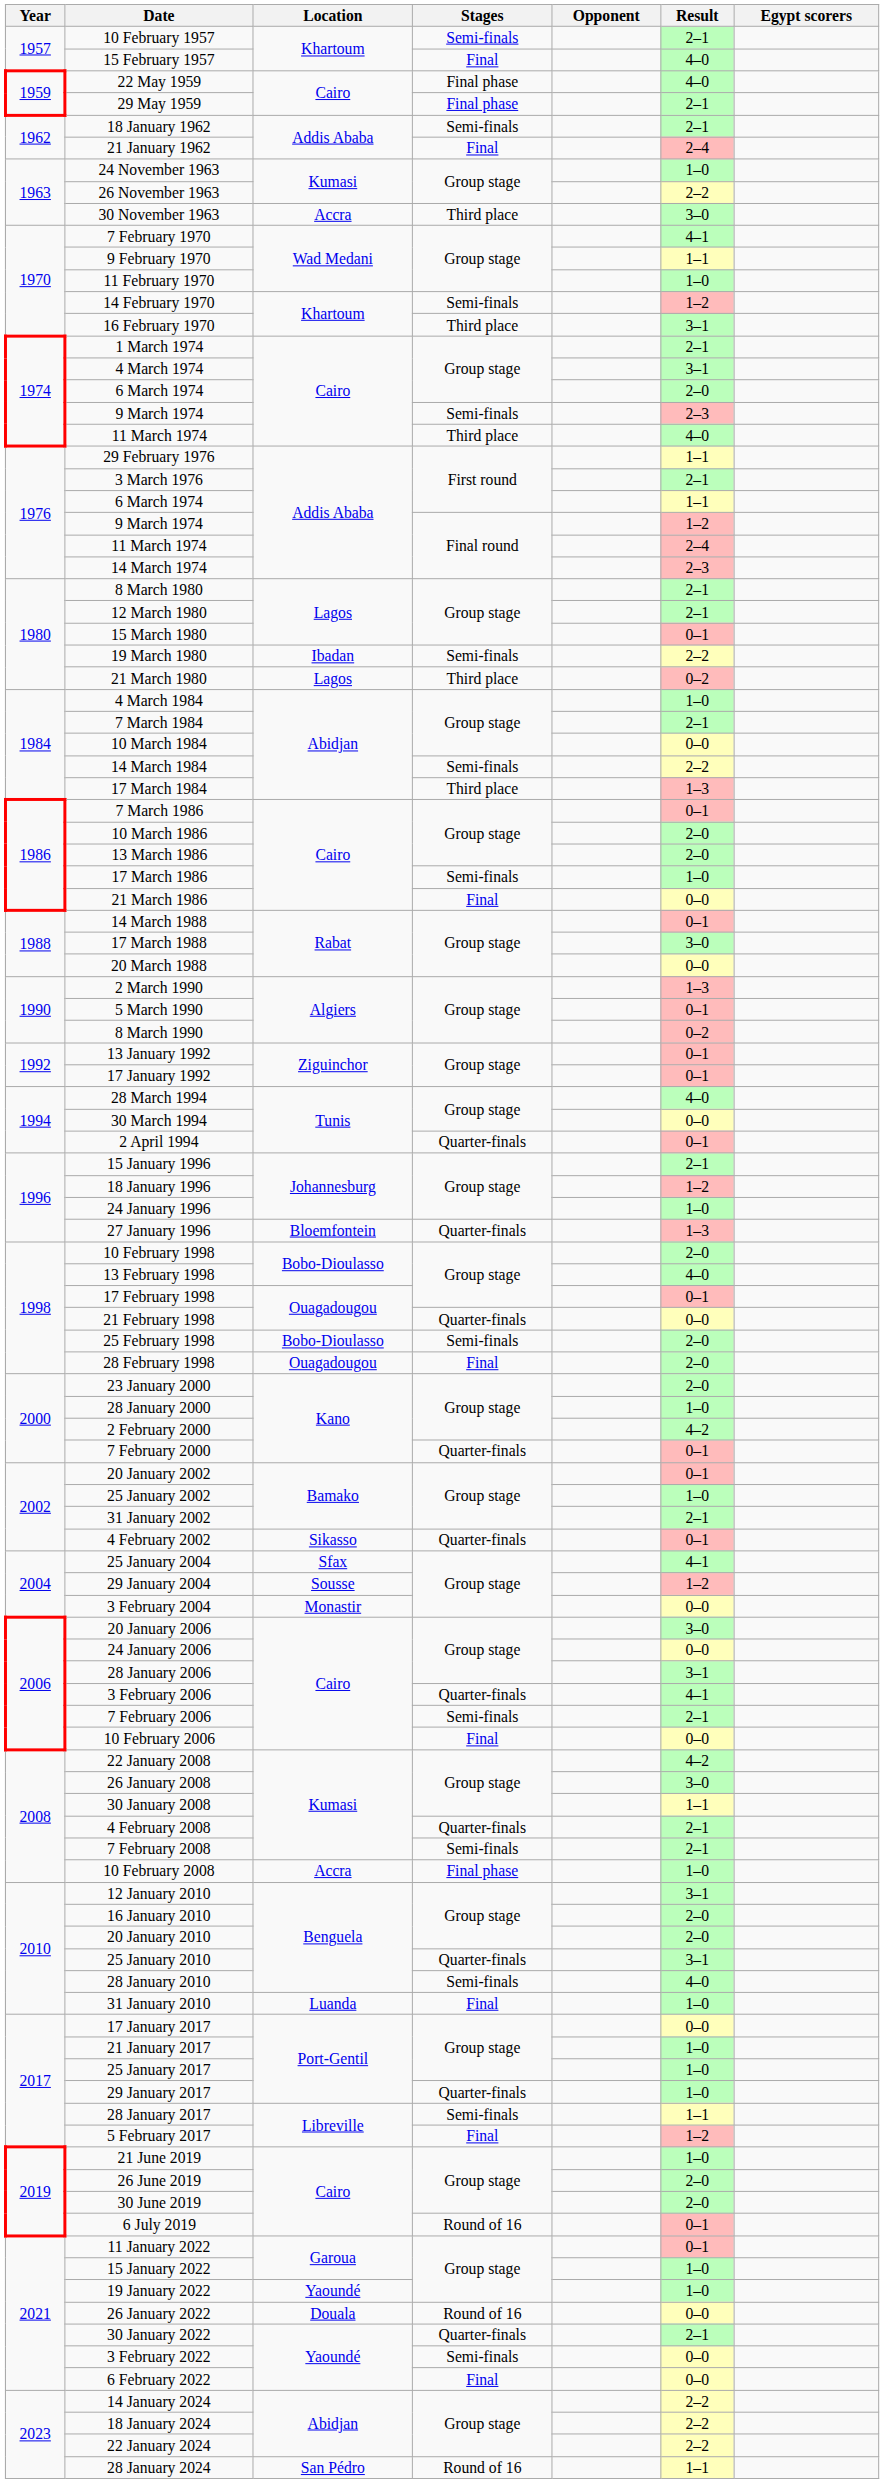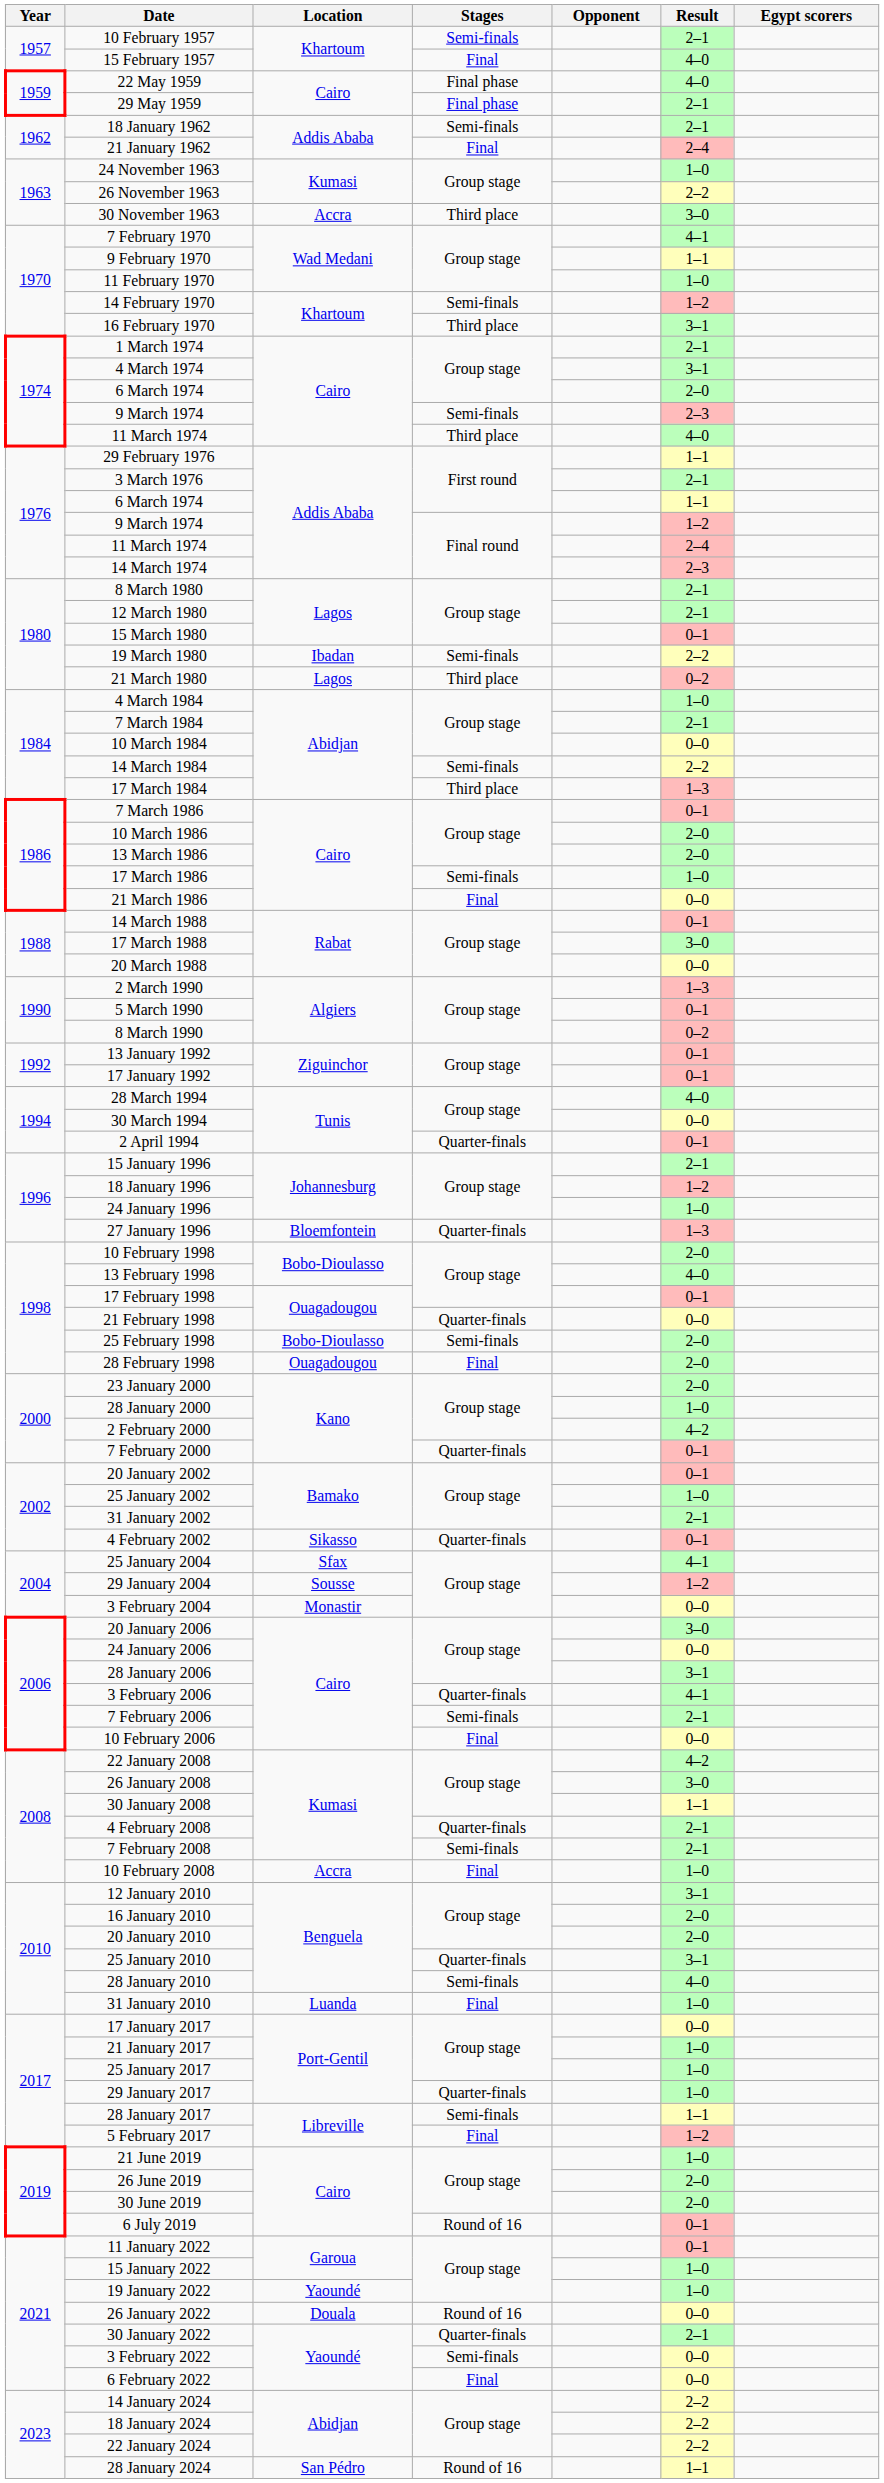(482, 1871) Final phase -> (482, 1871) Final
